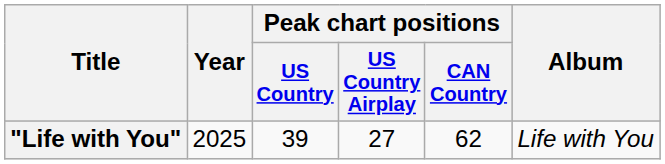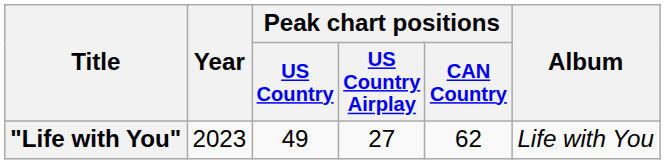(219, 139) 2025 -> (219, 139) 2023
(295, 139) 39 -> (295, 139) 49
